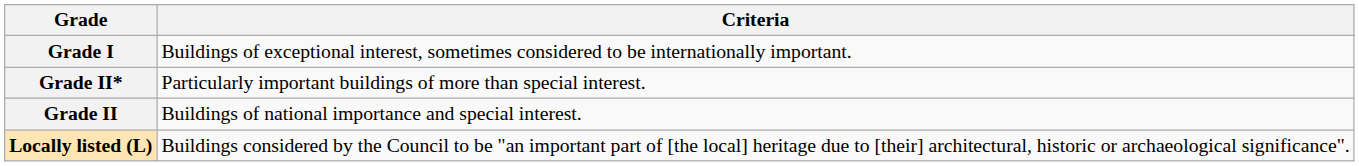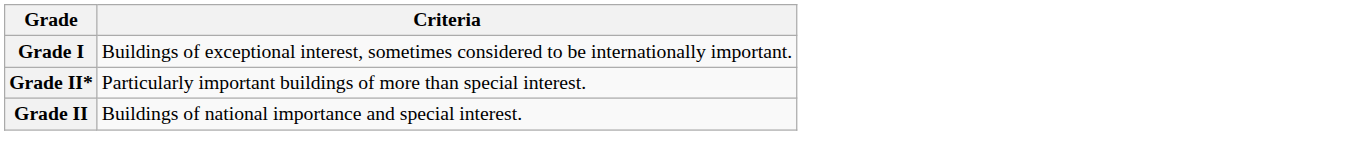- row: (81, 144)
